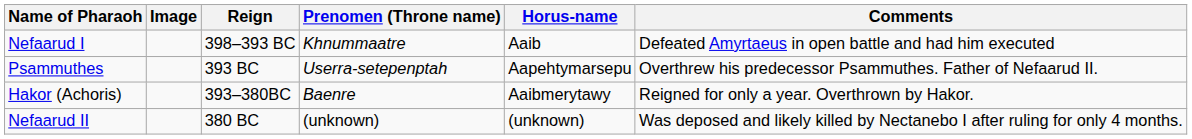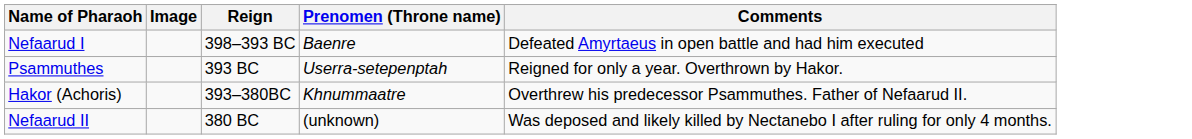- column: (570, 17)
(354, 43) Khnummaatre -> (329, 43) Baenre
(869, 69) Overthrew his predecessor Psammuthes. Father of Nefaarud II. -> (676, 69) Reigned for only a year. Overthrown by Hakor.
(329, 95) Baenre -> (354, 95) Khnummaatre
(806, 95) Reigned for only a year. Overthrown by Hakor. -> (738, 95) Overthrew his predecessor Psammuthes. Father of Nefaarud II.
